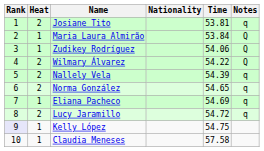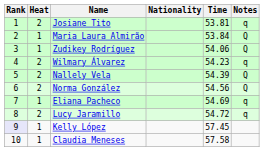(217, 63) 54.22 -> (217, 63) 54.23
(245, 63) Q -> (245, 63) q
(245, 76) q -> (245, 76) Q
(217, 89) 54.65 -> (217, 89) 54.56
(245, 89) q -> (245, 89) Q
(217, 128) 54.75 -> (217, 128) 57.45
